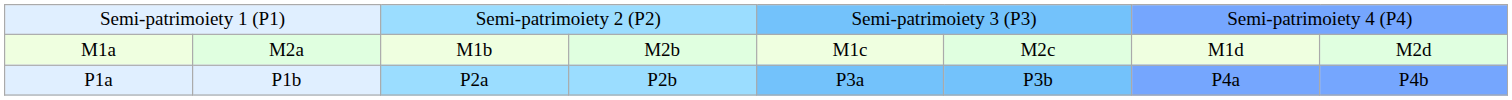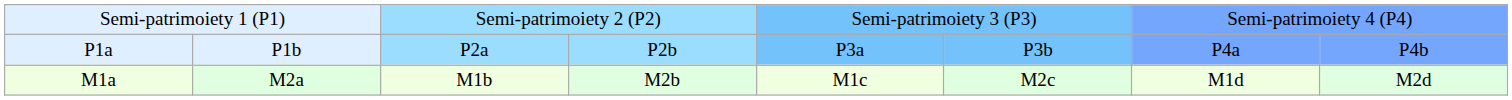rows swapped: (99, 79) <-> (99, 49)
